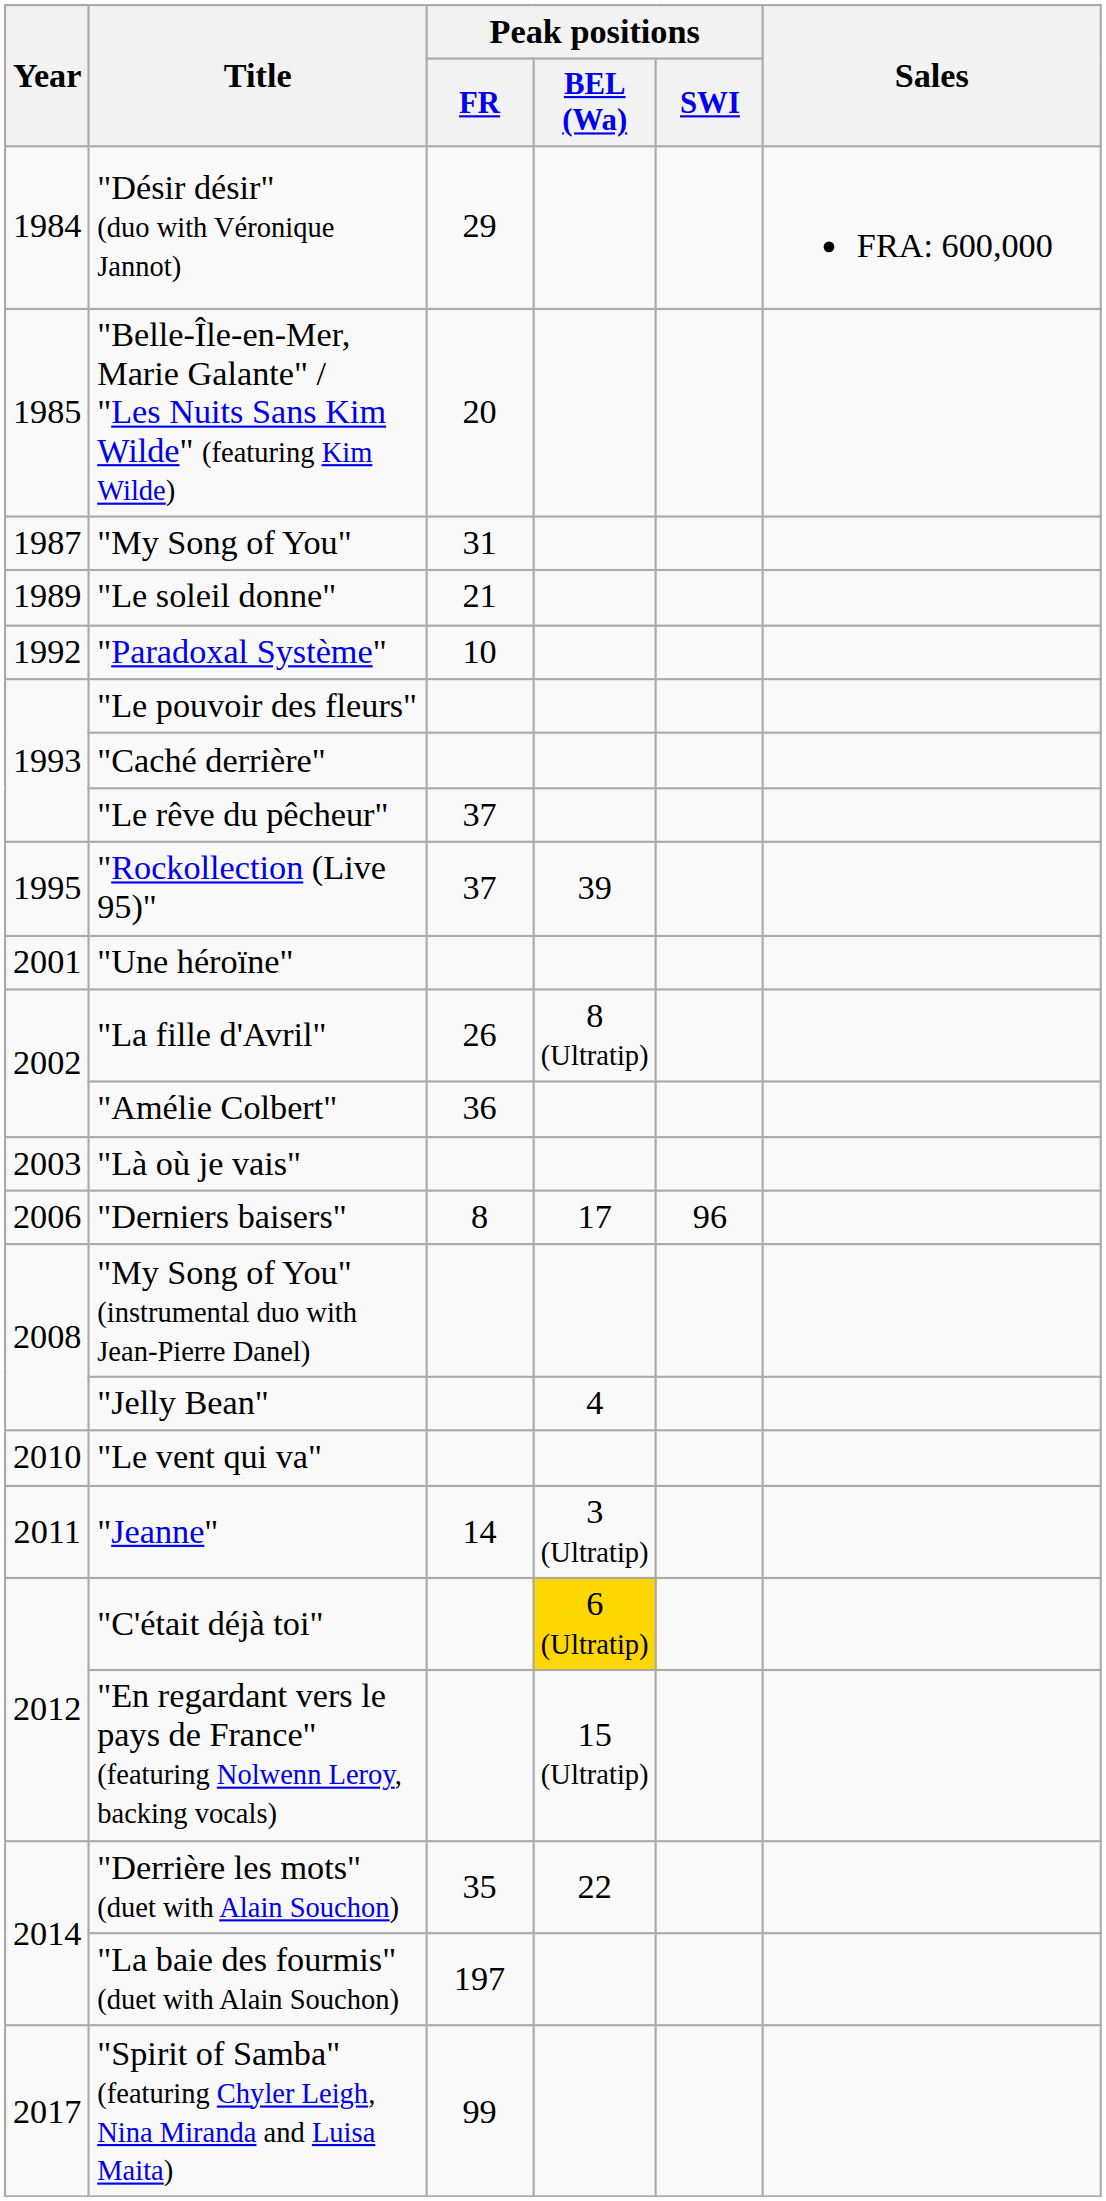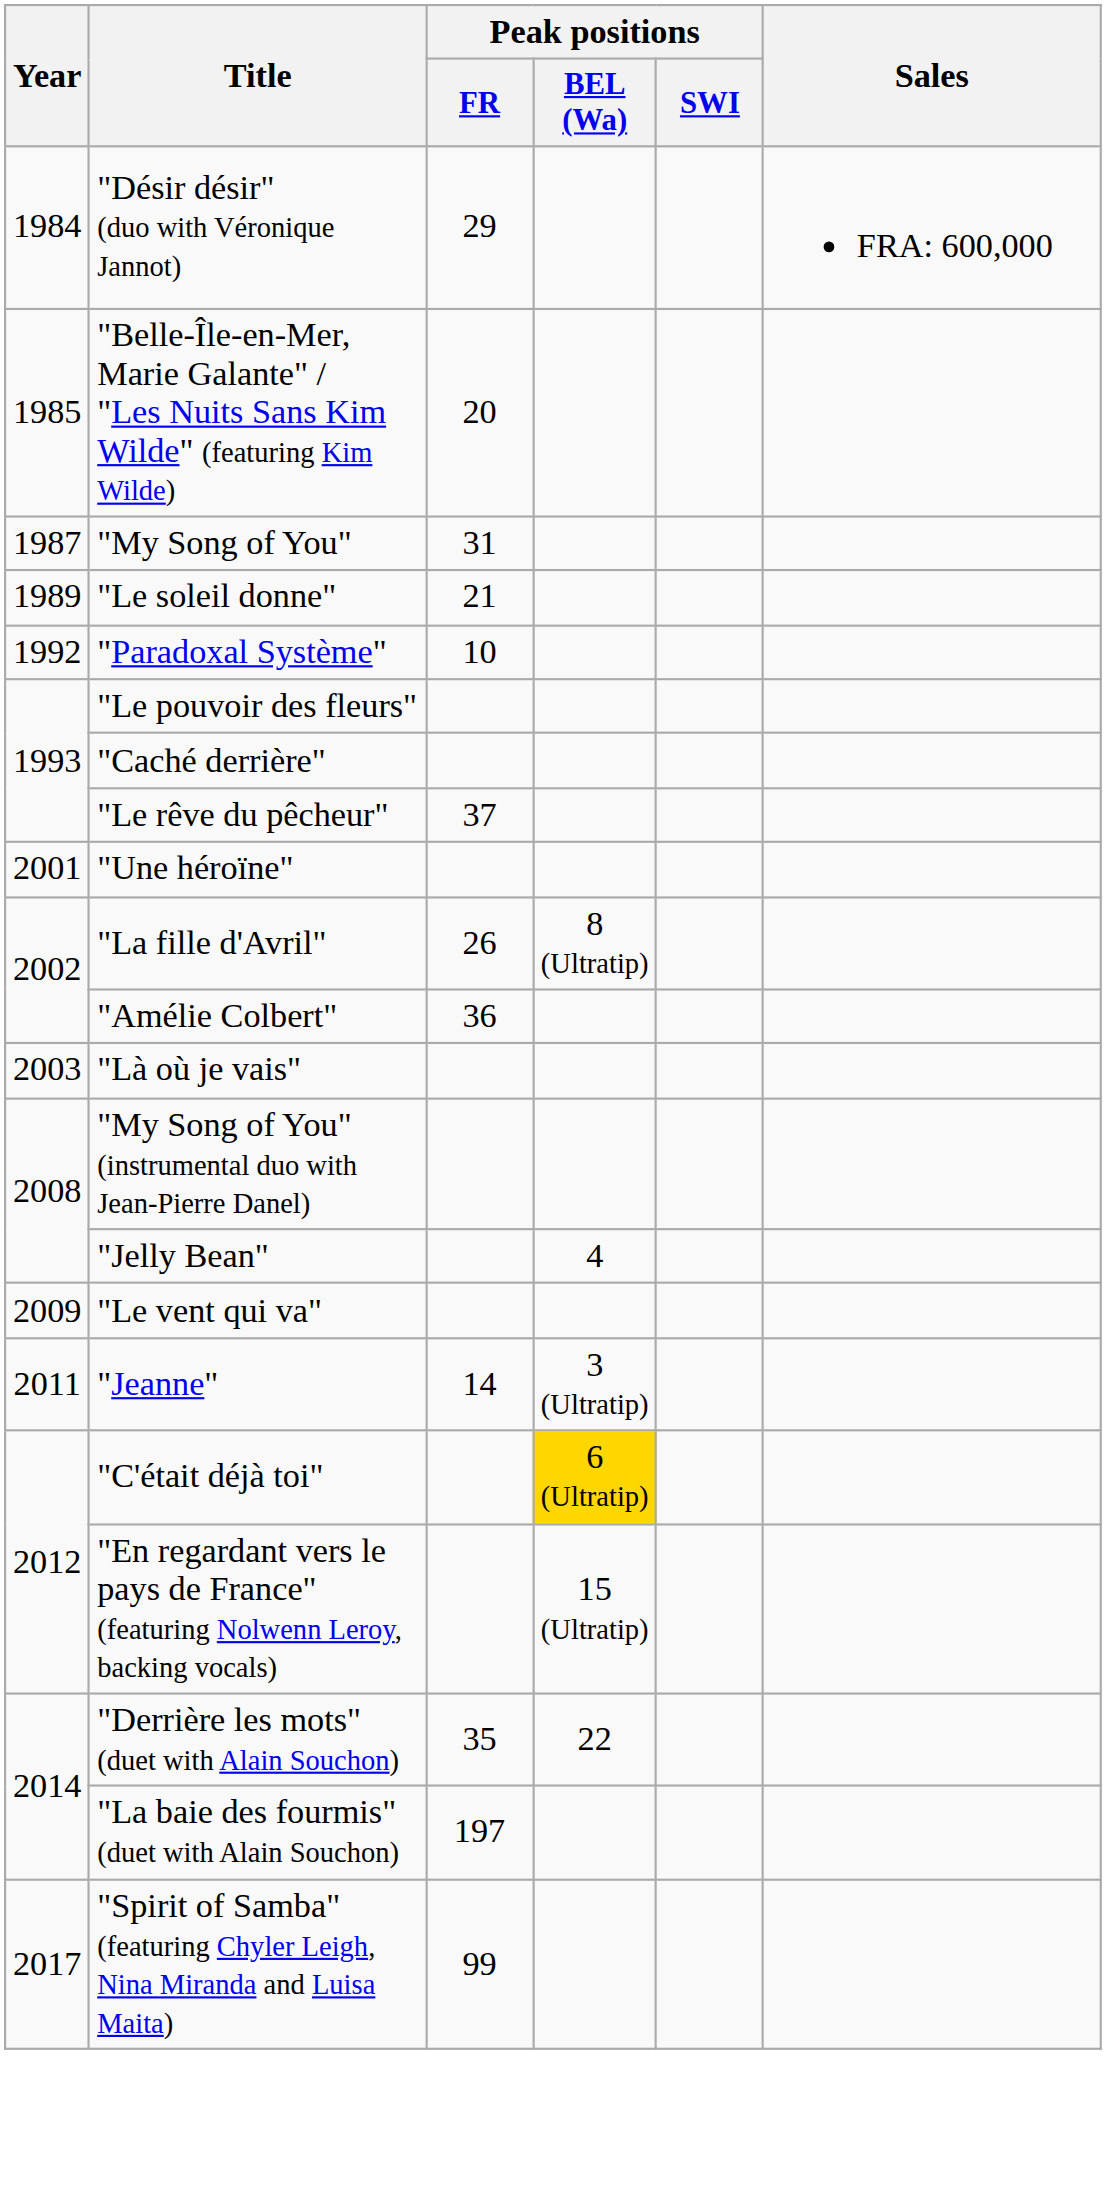- row: (242, 887)
- row: (222, 1217)
(47, 1457) 2010 -> (47, 1310) 2009
